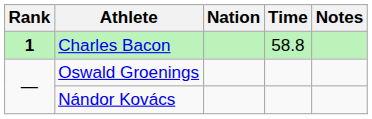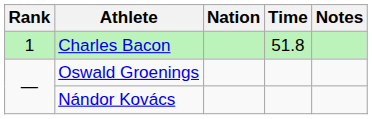(29, 45) bold -> (29, 45) normal
(288, 45) 58.8 -> (288, 45) 51.8
